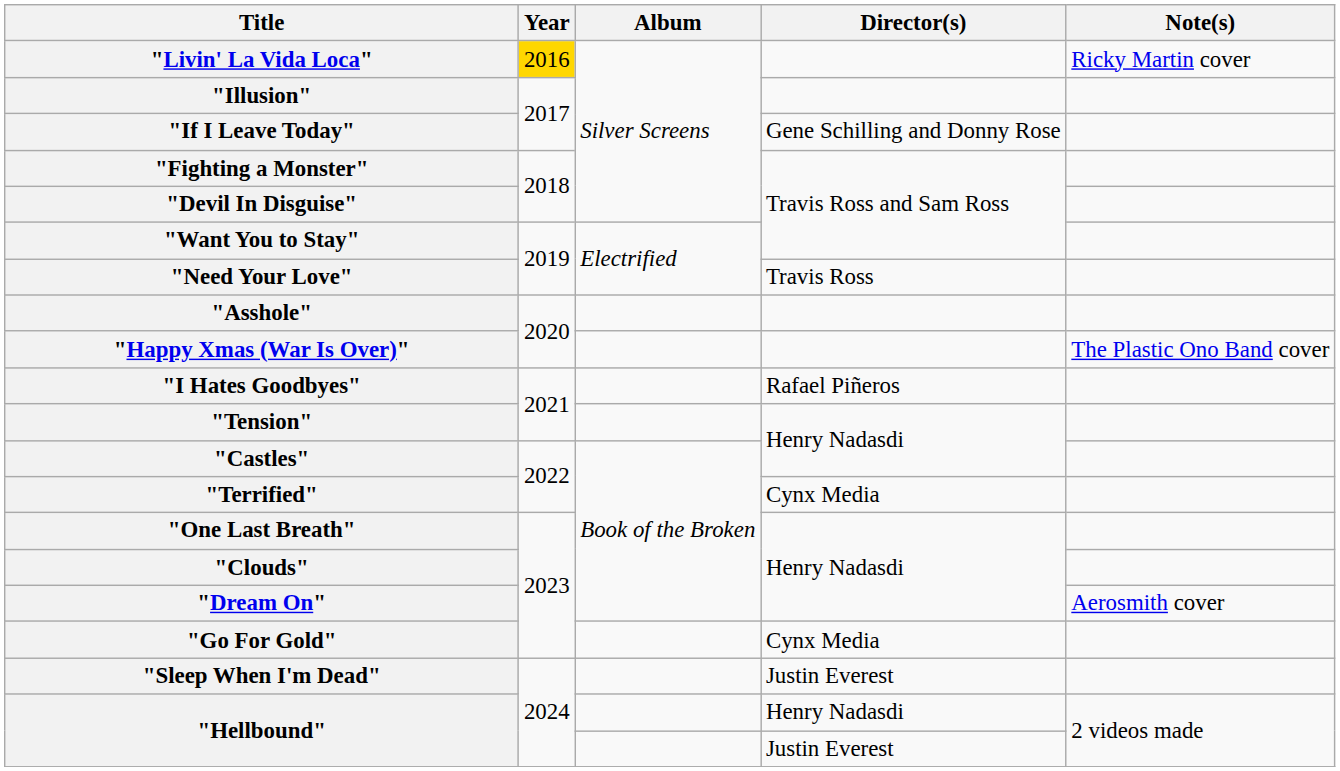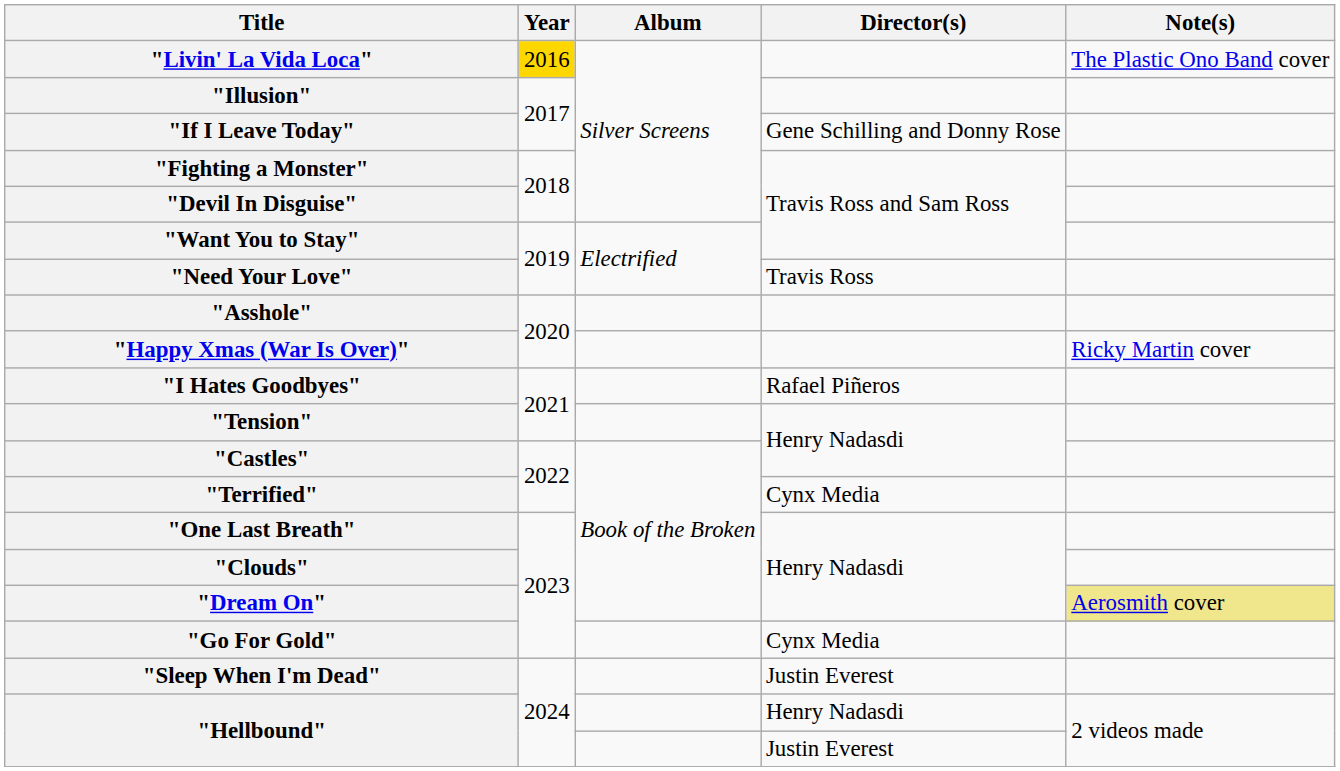(1161, 58) Ricky Martin cover -> (1200, 58) The Plastic Ono Band cover
(1200, 349) The Plastic Ono Band cover -> (1161, 349) Ricky Martin cover
(1148, 603) no background -> (1148, 603) khaki background
